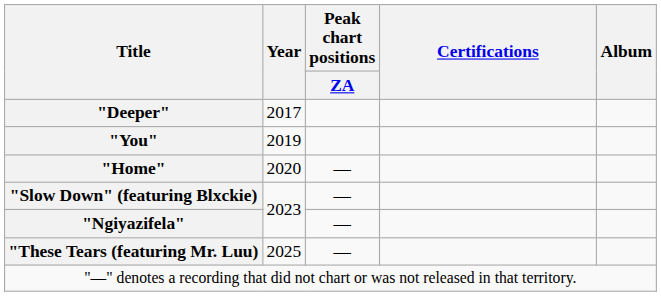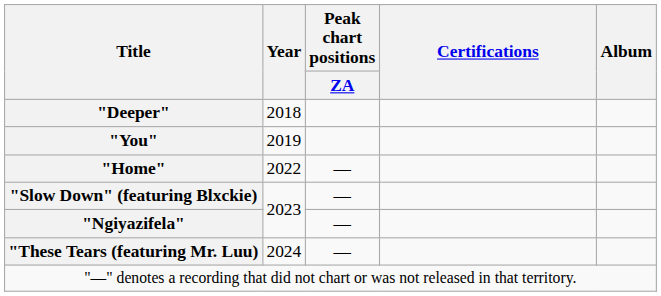(284, 112) 2017 -> (284, 112) 2018
(284, 168) 2020 -> (284, 168) 2022
(284, 251) 2025 -> (284, 251) 2024
